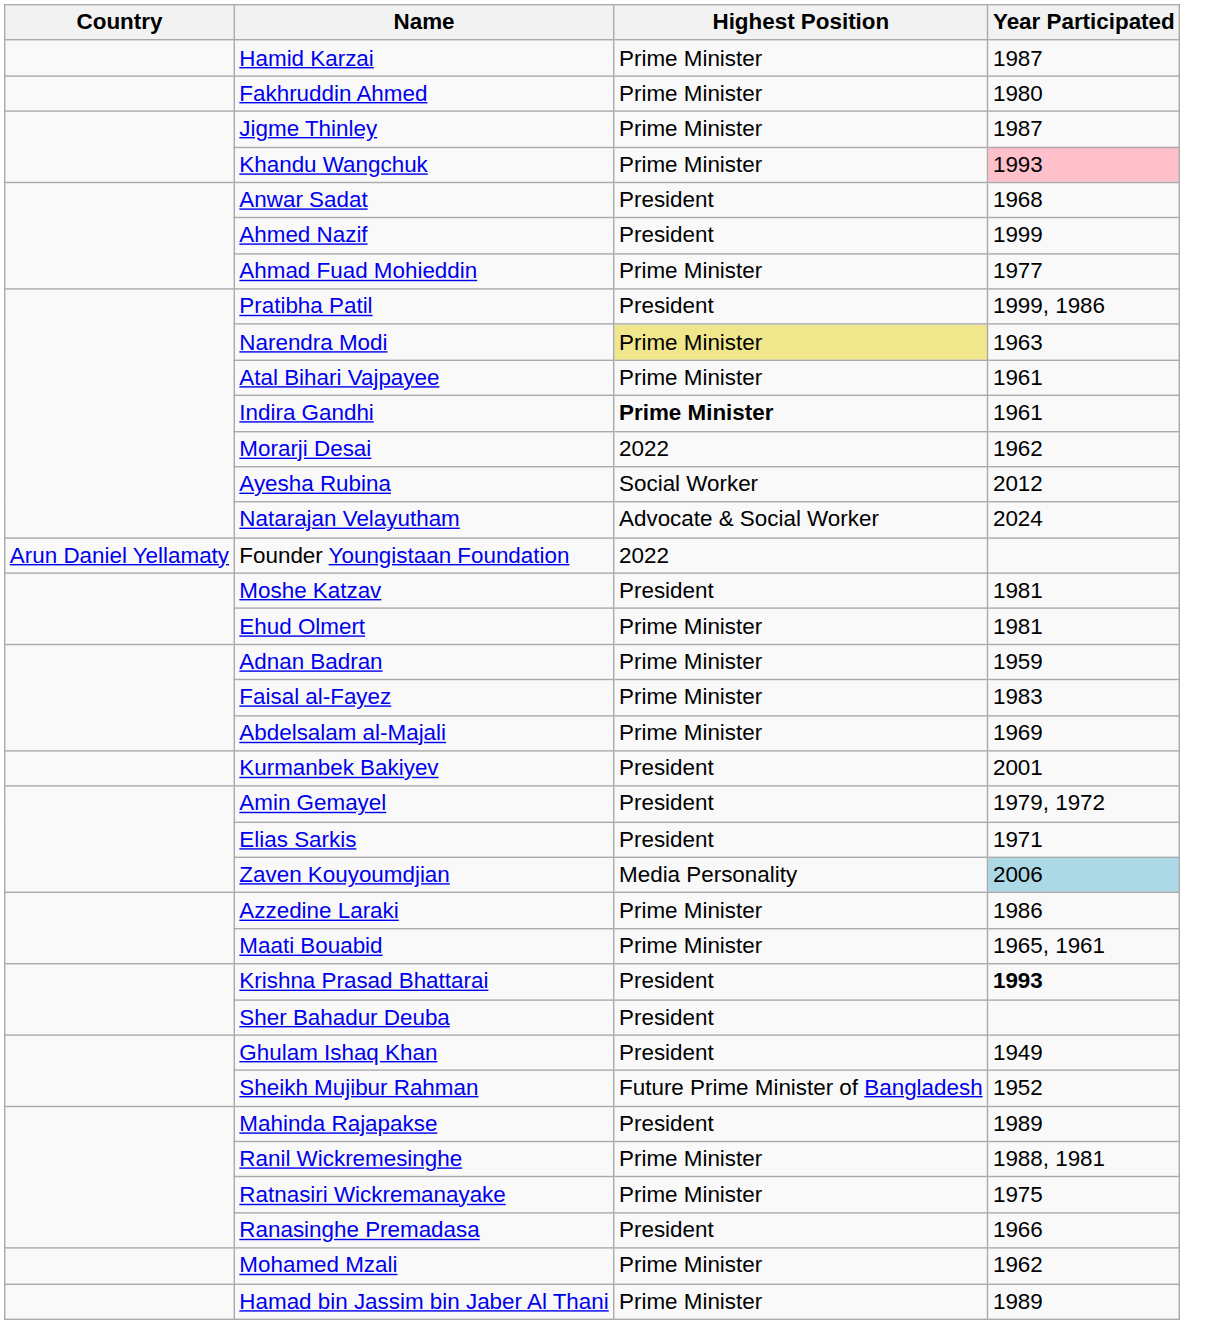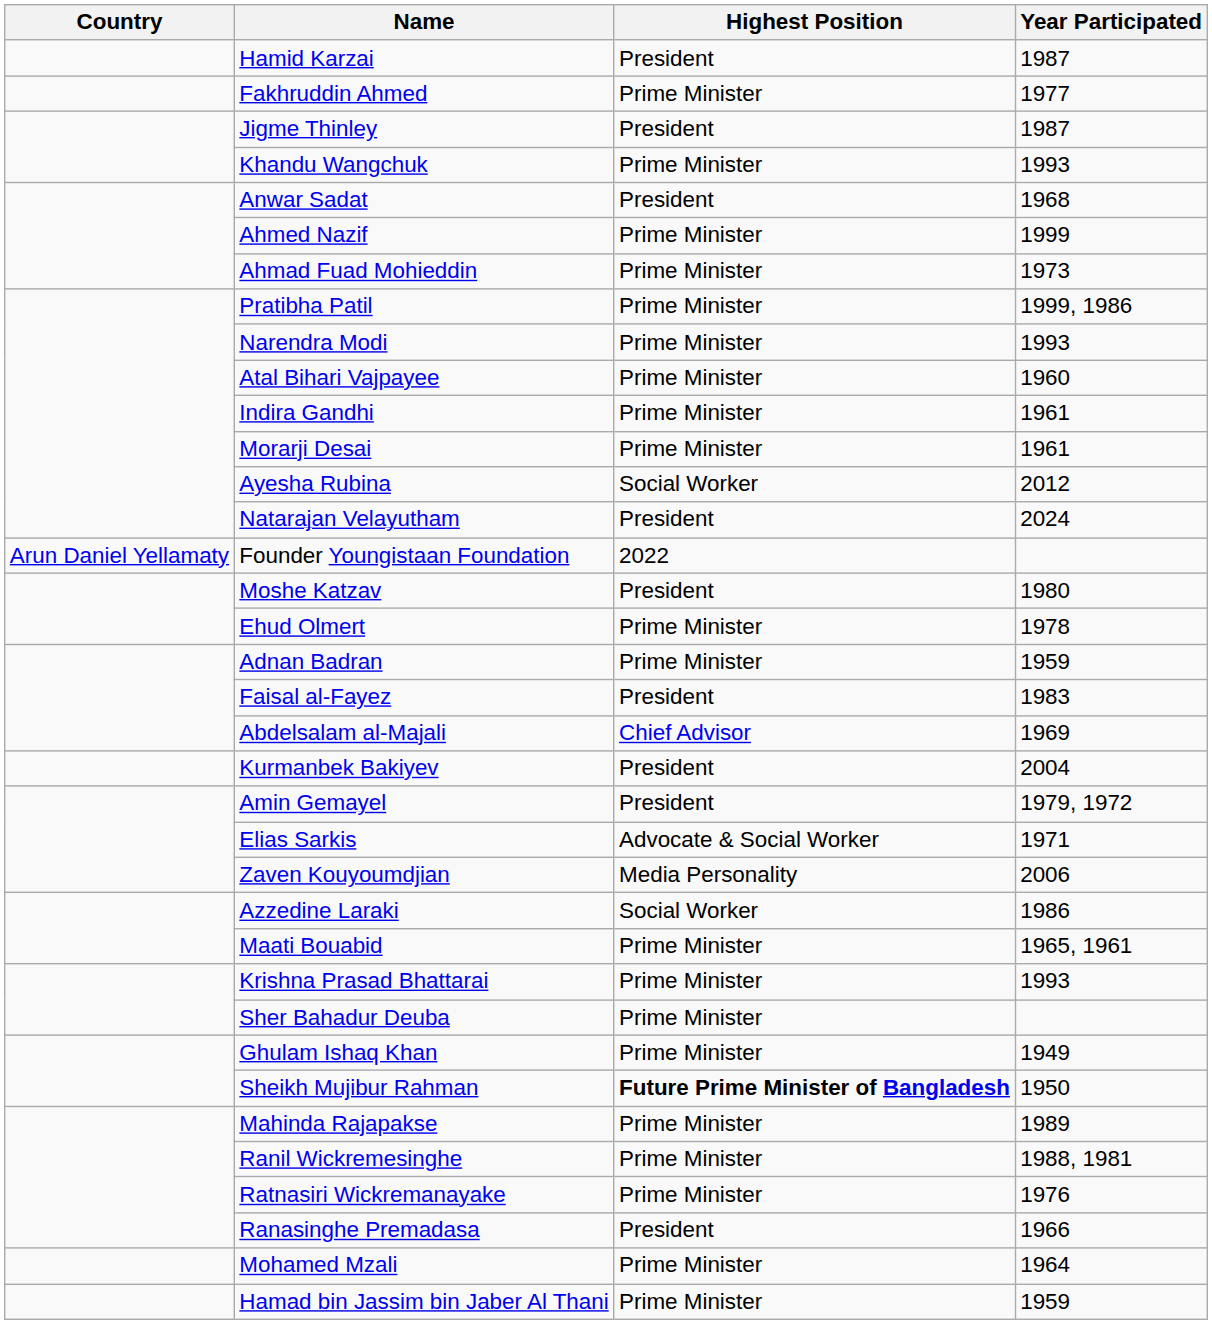(691, 57) Prime Minister -> (666, 57) President
(1018, 93) 1980 -> (1045, 93) 1977
(691, 128) Prime Minister -> (666, 128) President
(1018, 164) pink background -> (1045, 164) no background
(666, 235) President -> (691, 235) Prime Minister
(1018, 270) 1977 -> (1045, 270) 1973
(666, 306) President -> (691, 306) Prime Minister
(691, 341) khaki background -> (691, 341) no background
(1018, 341) 1963 -> (1045, 341) 1993
(1018, 377) 1961 -> (1045, 377) 1960
(696, 413) bold -> (691, 413) normal
(644, 448) 2022 -> (691, 448) Prime Minister
(1018, 448) 1962 -> (1045, 448) 1961
(749, 519) Advocate & Social Worker -> (666, 519) President
(1018, 590) 1981 -> (1045, 590) 1980
(1018, 626) 1981 -> (1045, 626) 1978
(691, 697) Prime Minister -> (666, 697) President
(691, 732) Prime Minister -> (685, 732) Chief Advisor
(1018, 768) 2001 -> (1045, 768) 2004
(666, 839) President -> (749, 839) Advocate & Social Worker
(1018, 874) lightblue background -> (1045, 874) no background
(691, 910) Prime Minister -> (689, 910) Social Worker
(666, 981) President -> (691, 981) Prime Minister
(1018, 981) bold -> (1045, 981) normal
(666, 1016) President -> (691, 1016) Prime Minister
(666, 1052) President -> (691, 1052) Prime Minister
(801, 1088) normal -> (814, 1088) bold
(1018, 1088) 1952 -> (1045, 1088) 1950
(666, 1123) President -> (691, 1123) Prime Minister
(1018, 1194) 1975 -> (1045, 1194) 1976
(1018, 1265) 1962 -> (1045, 1265) 1964
(1018, 1301) 1989 -> (1045, 1301) 1959
